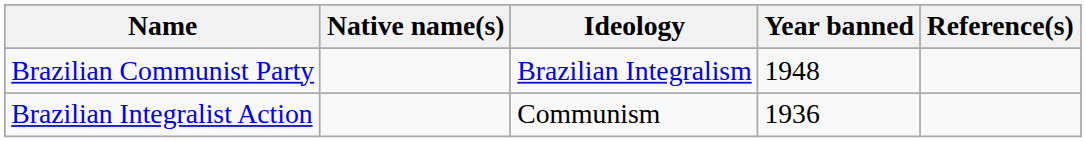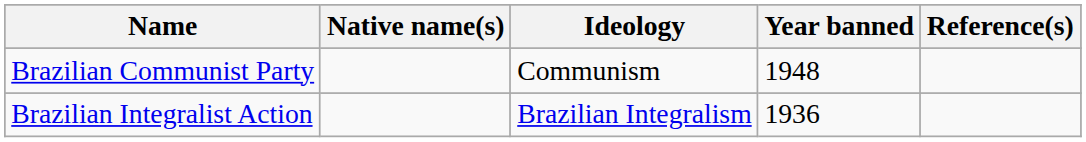(634, 70) Brazilian Integralism -> (589, 70) Communism
(589, 114) Communism -> (634, 114) Brazilian Integralism
